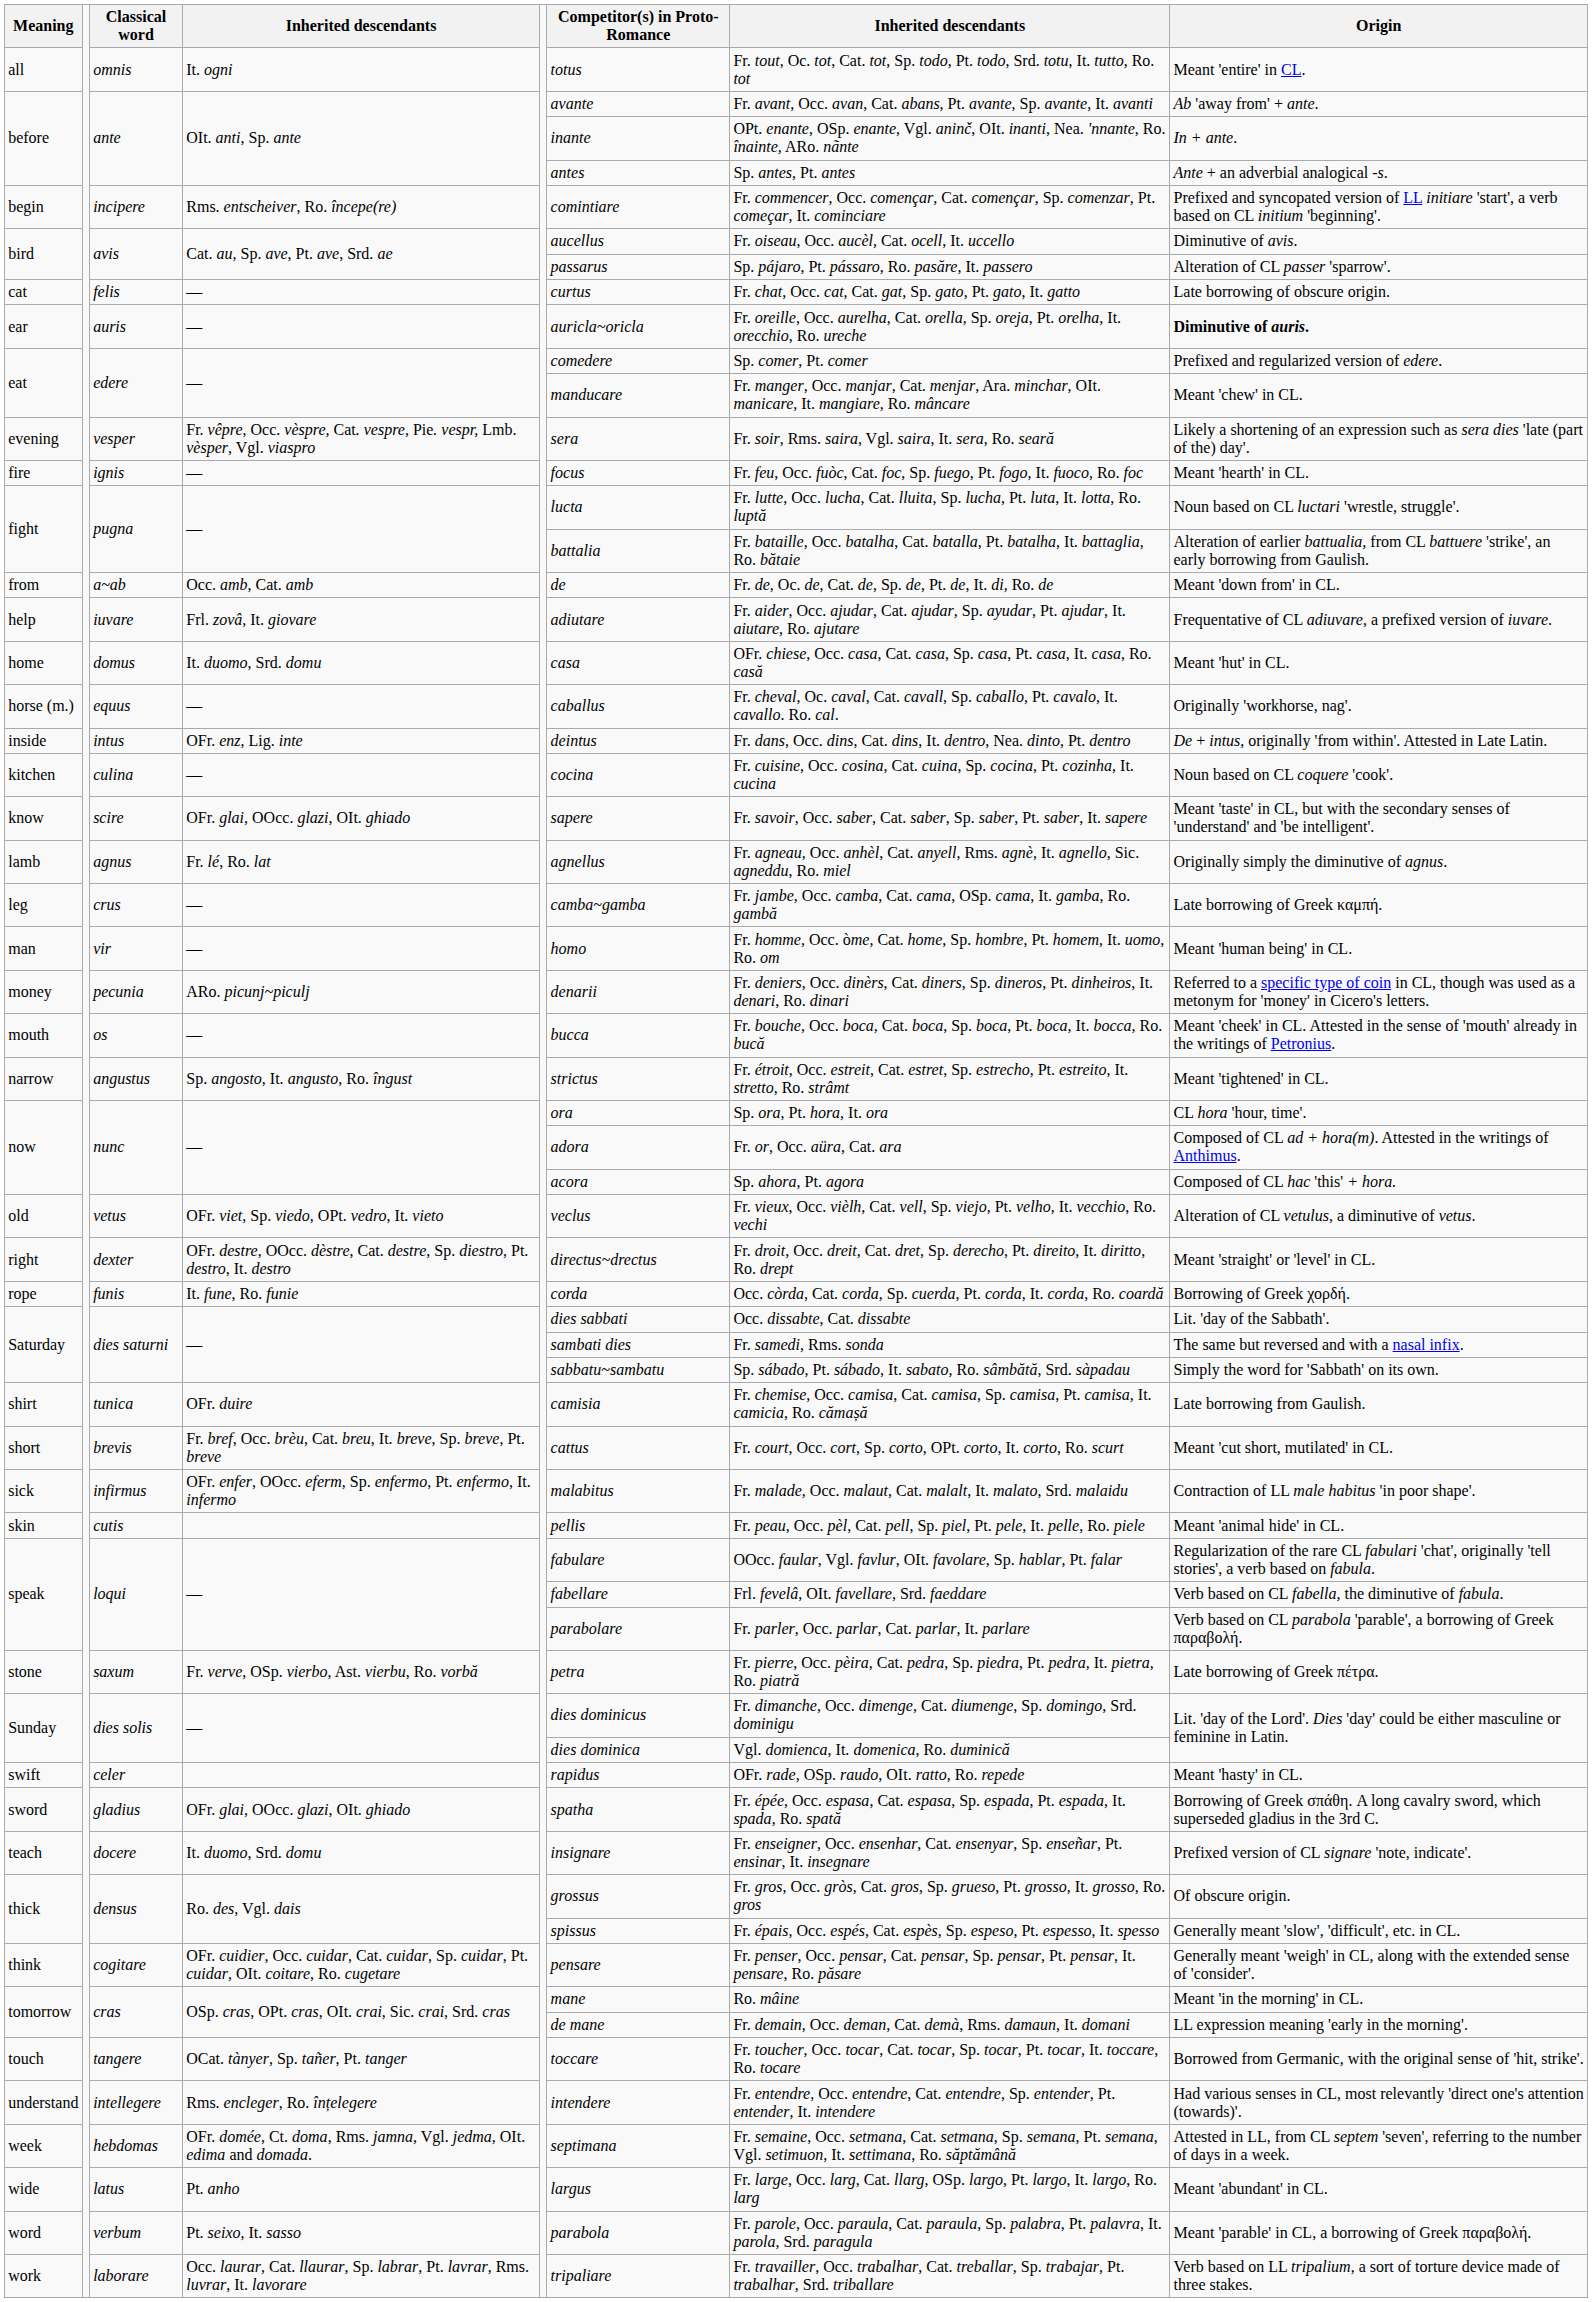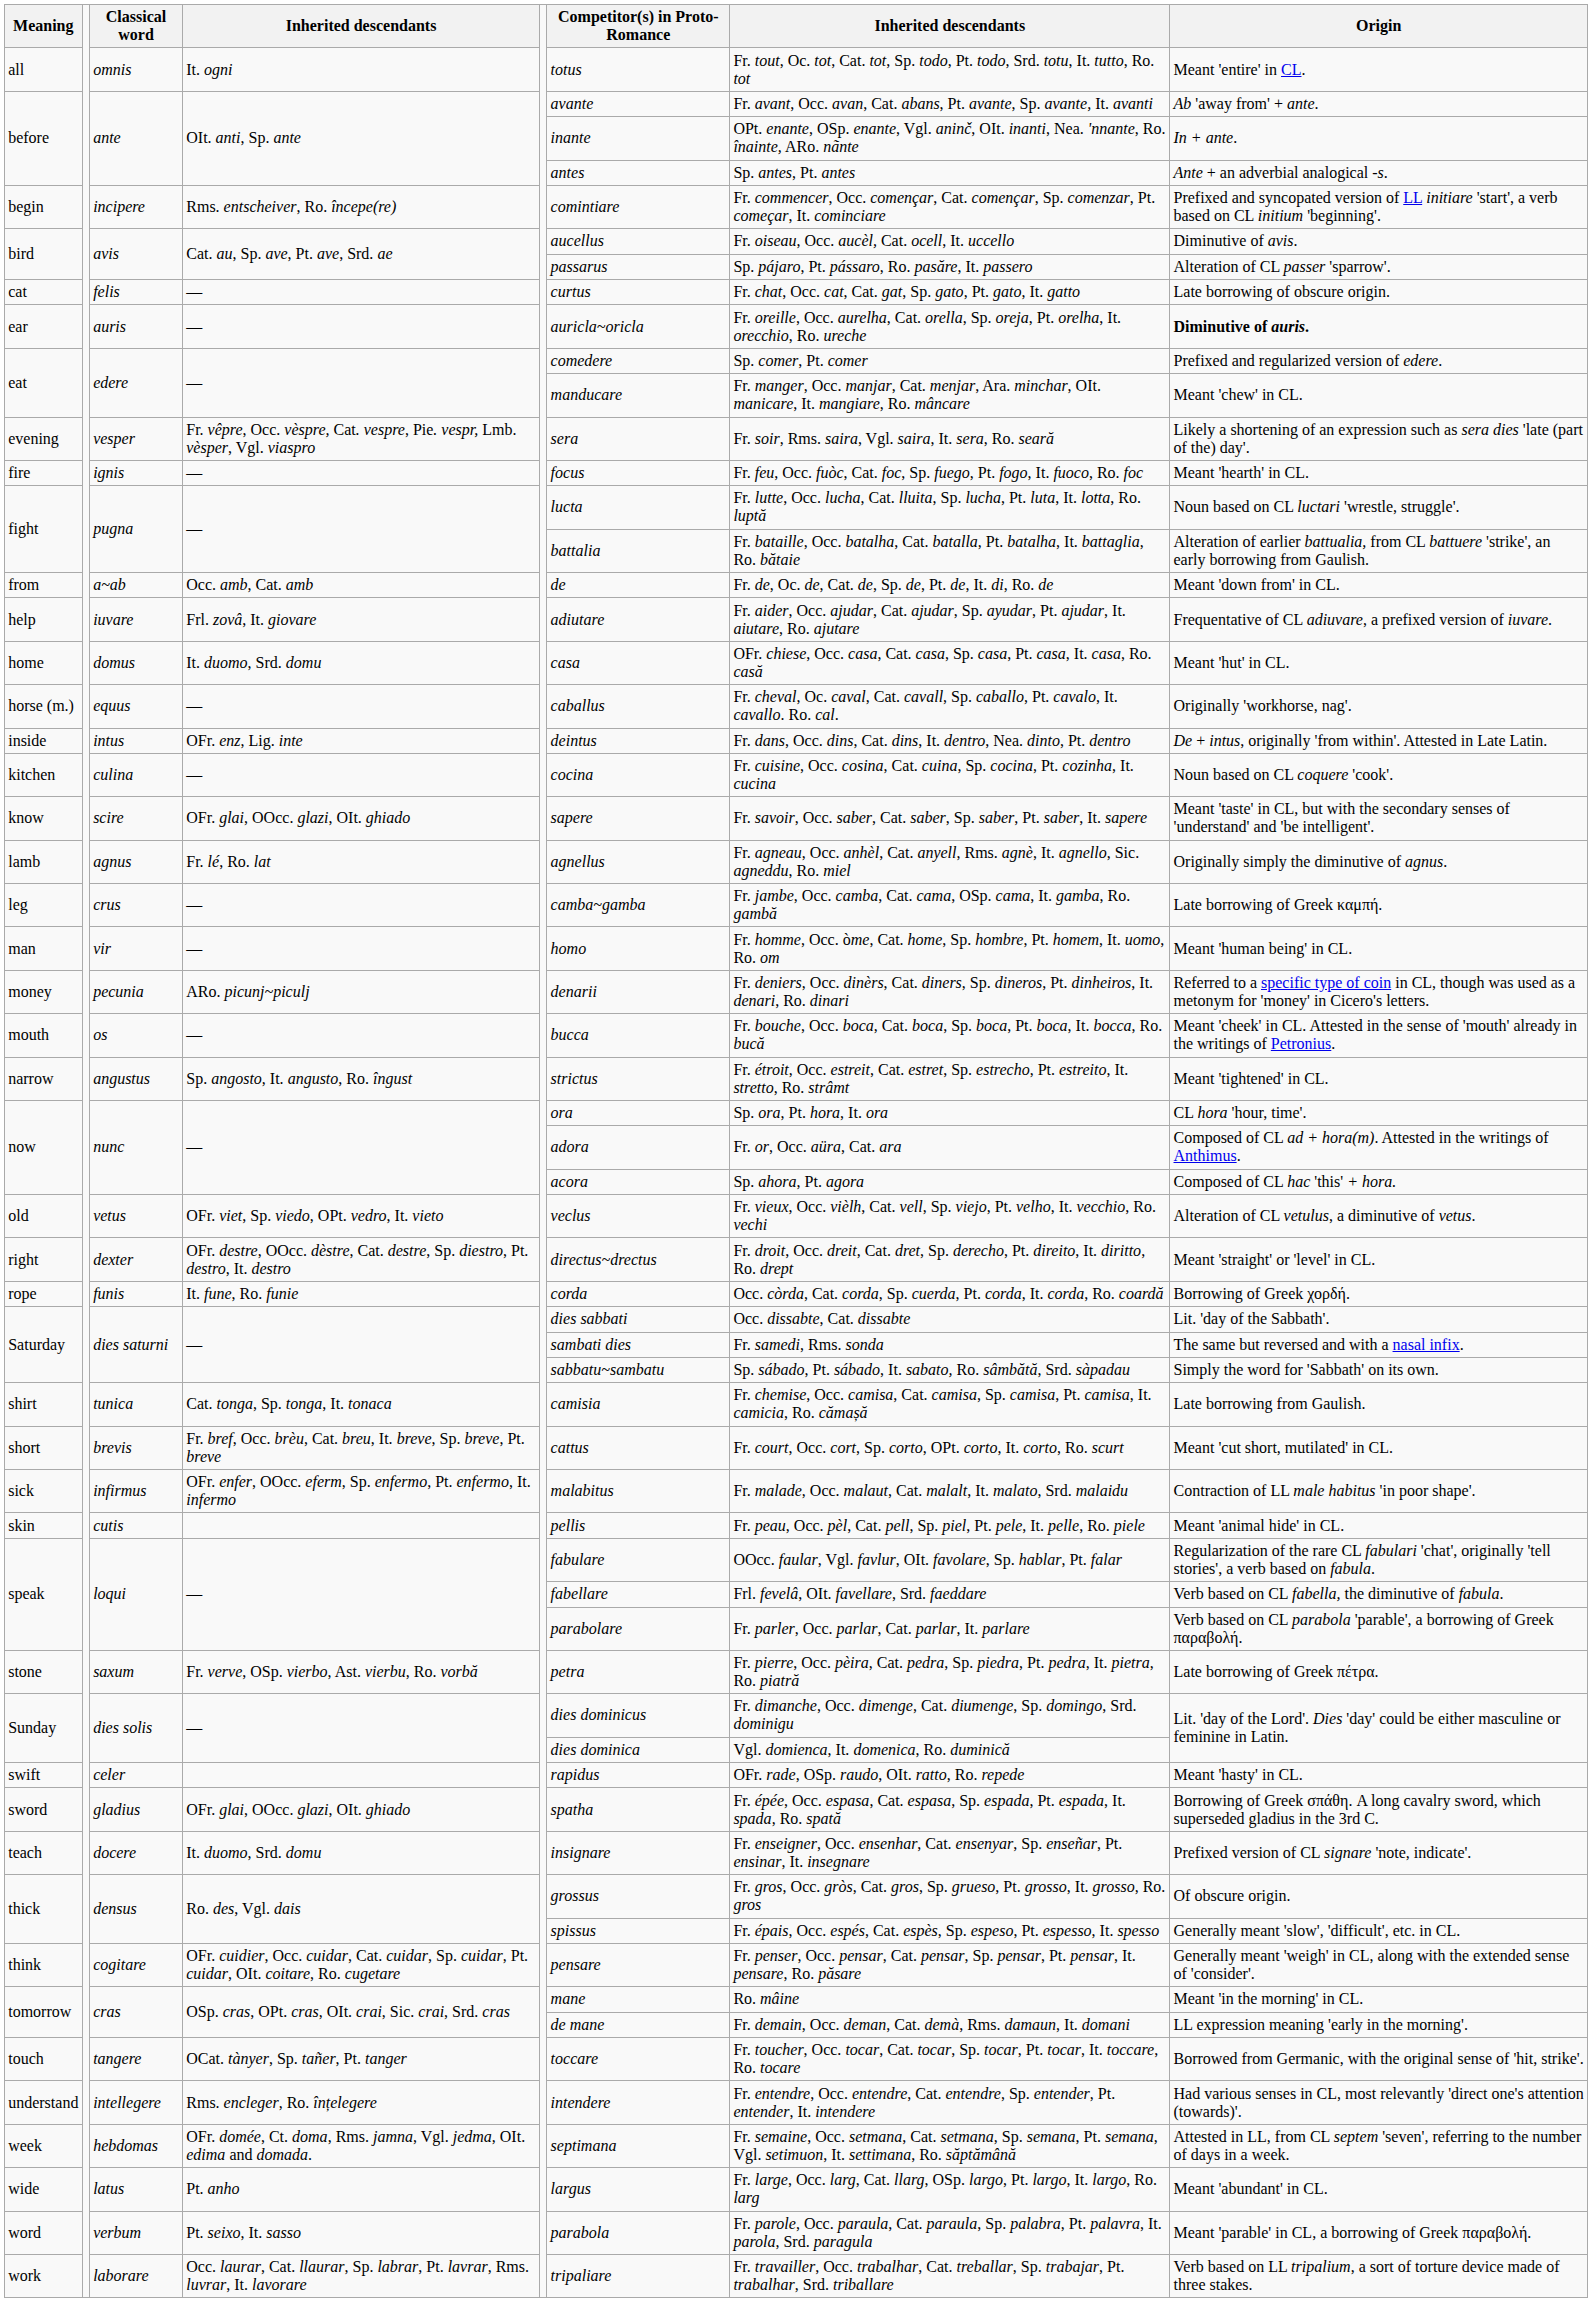(219, 1404) OFr. duire -> (289, 1404) Cat. tonga, Sp. tonga, It. tonaca
